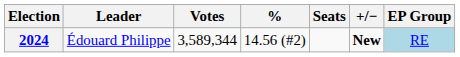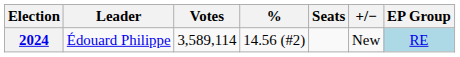(207, 39) 3,589,344 -> (207, 39) 3,589,114
(367, 39) bold -> (366, 39) normal
